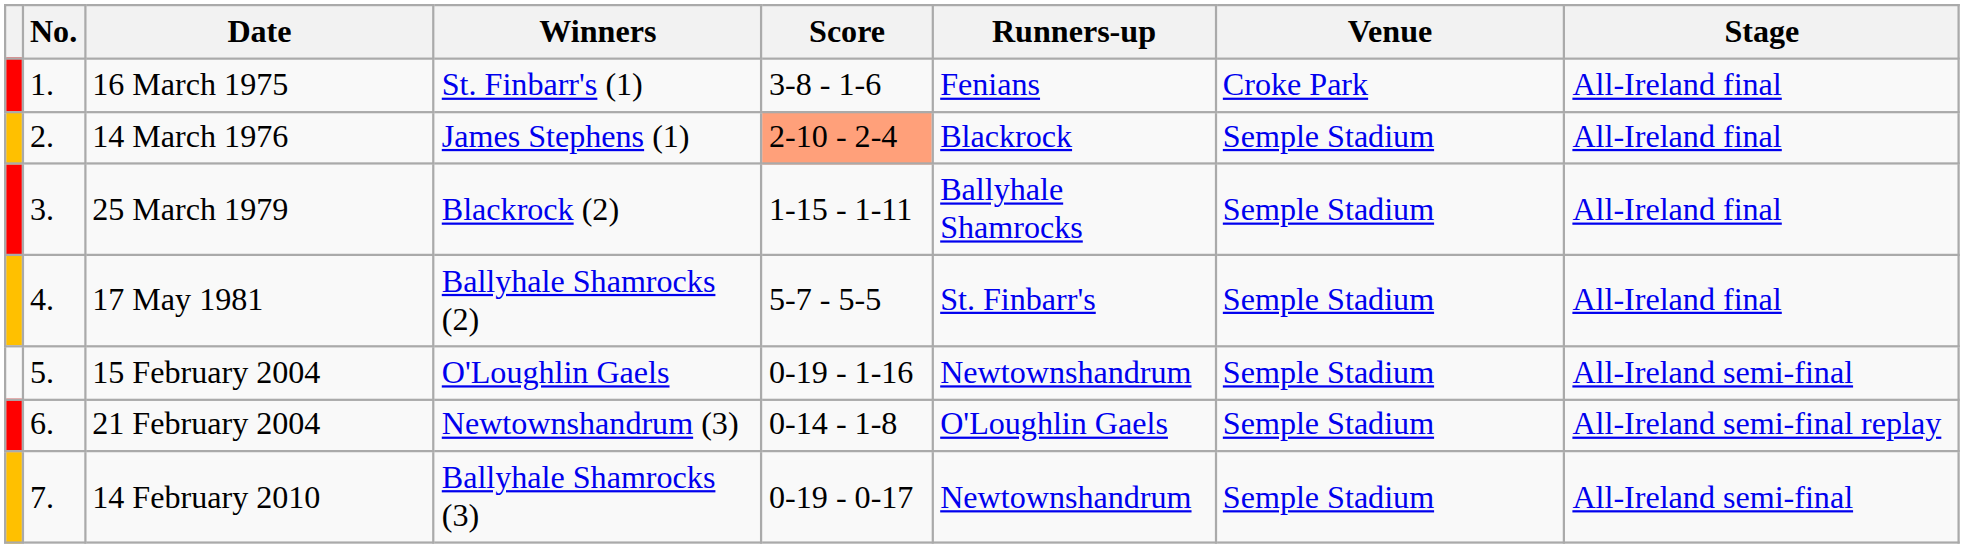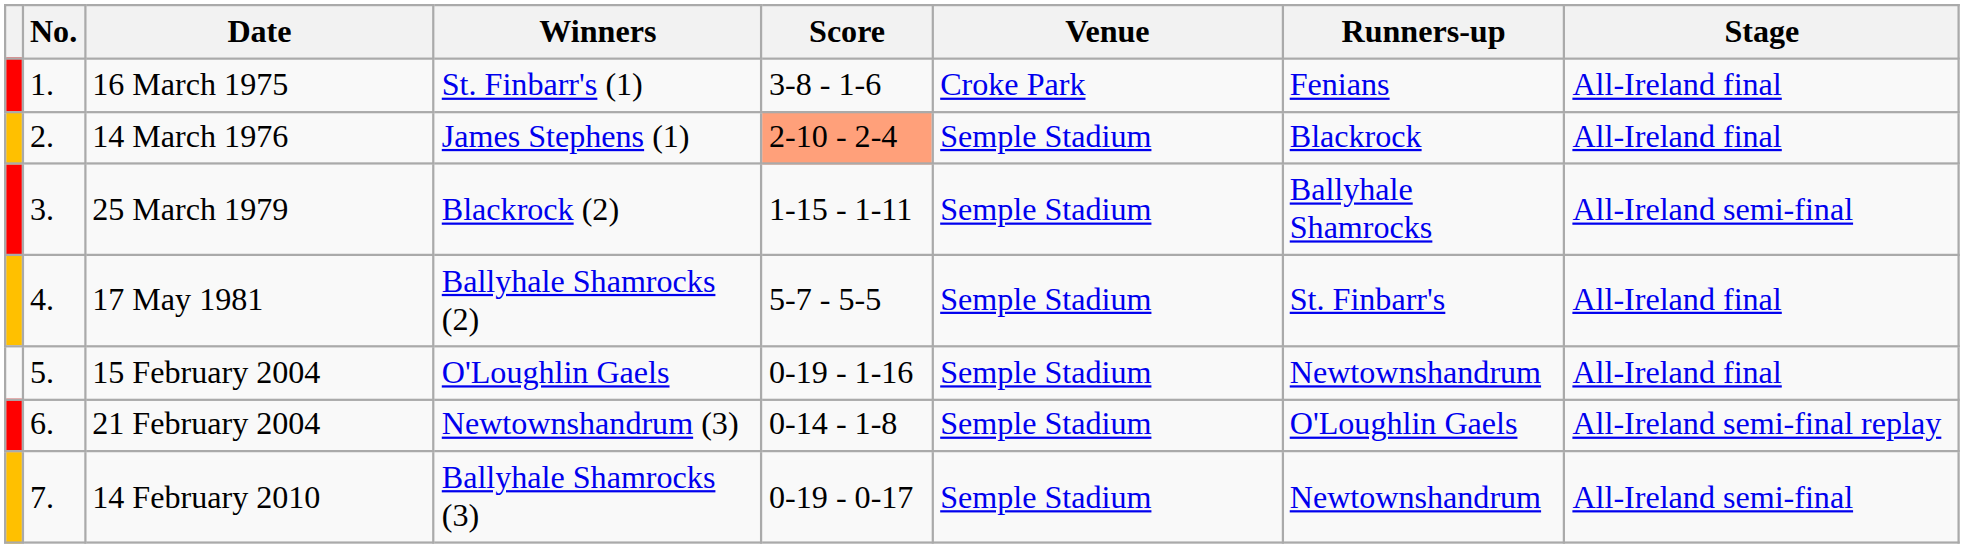columns swapped: (1074, 31) <-> (1390, 31)
(1677, 209) All-Ireland final -> (1713, 209) All-Ireland semi-final
(1713, 372) All-Ireland semi-final -> (1677, 372) All-Ireland final
